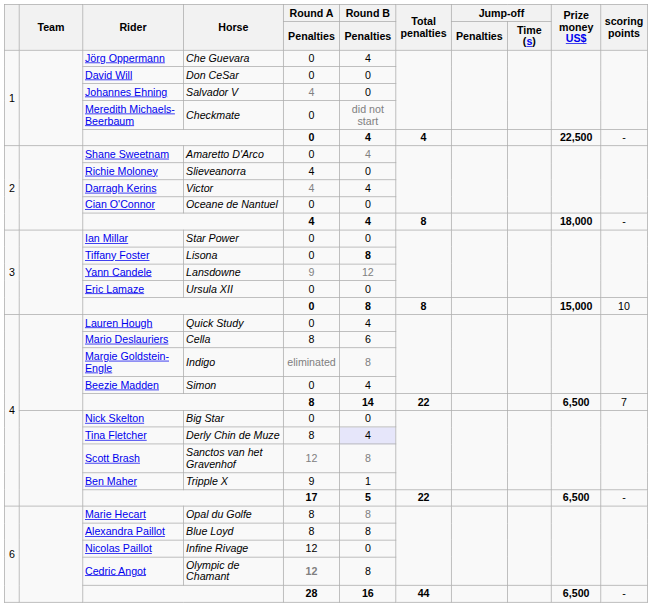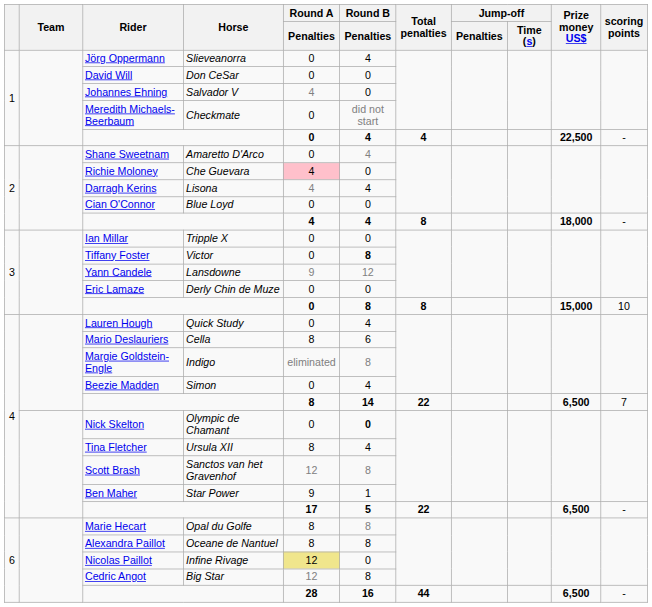(218, 59) Che Guevara -> (216, 59) Slieveanorra
(216, 172) Slieveanorra -> (218, 172) Che Guevara
(311, 172) no background -> (311, 172) pink background
(200, 188) Victor -> (202, 188) Lisona
(232, 205) Oceane de Nantuel -> (210, 205) Blue Loyd
(212, 239) Star Power -> (207, 239) Tripple X
(202, 256) Lisona -> (200, 256) Victor
(209, 289) Ursula XII -> (233, 289) Derly Chin de Muze
(205, 419) Big Star -> (213, 425) Olympic de Chamant
(368, 419) normal -> (368, 425) bold
(233, 436) Derly Chin de Muze -> (209, 448) Ursula XII
(368, 436) lavender background -> (368, 448) no background
(207, 481) Tripple X -> (212, 493) Star Power
(210, 532) Blue Loyd -> (232, 544) Oceane de Nantuel
(311, 549) no background -> (311, 561) khaki background
(213, 572) Olympic de Chamant -> (205, 577) Big Star
(311, 572) bold -> (311, 577) normal
